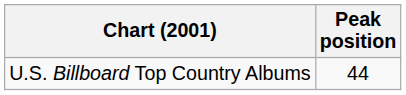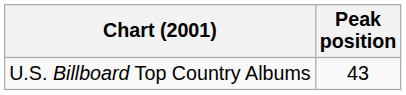(358, 73) 44 -> (358, 73) 43
